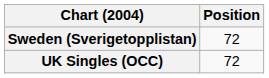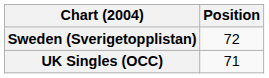(232, 61) 72 -> (232, 61) 71
